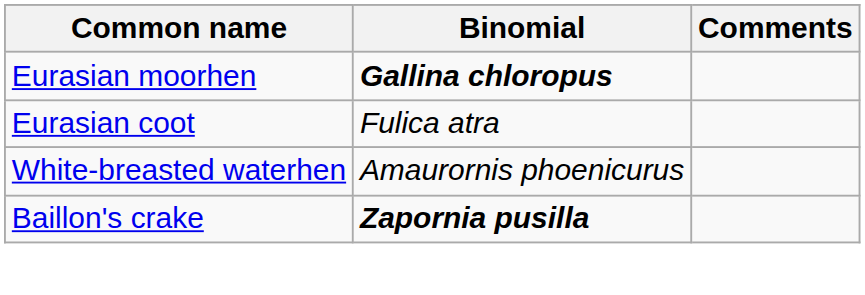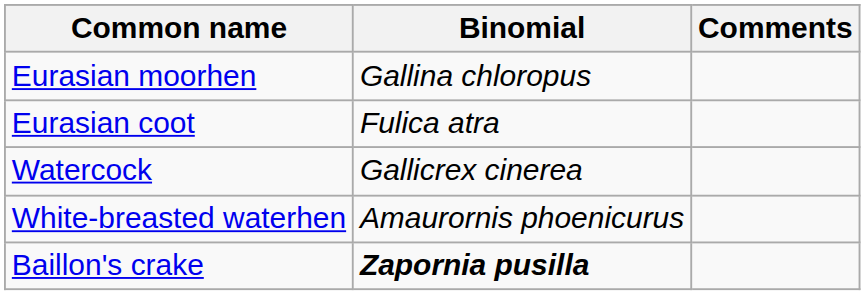(486, 75) bold -> (476, 75) normal
+ row: (82, 170)
